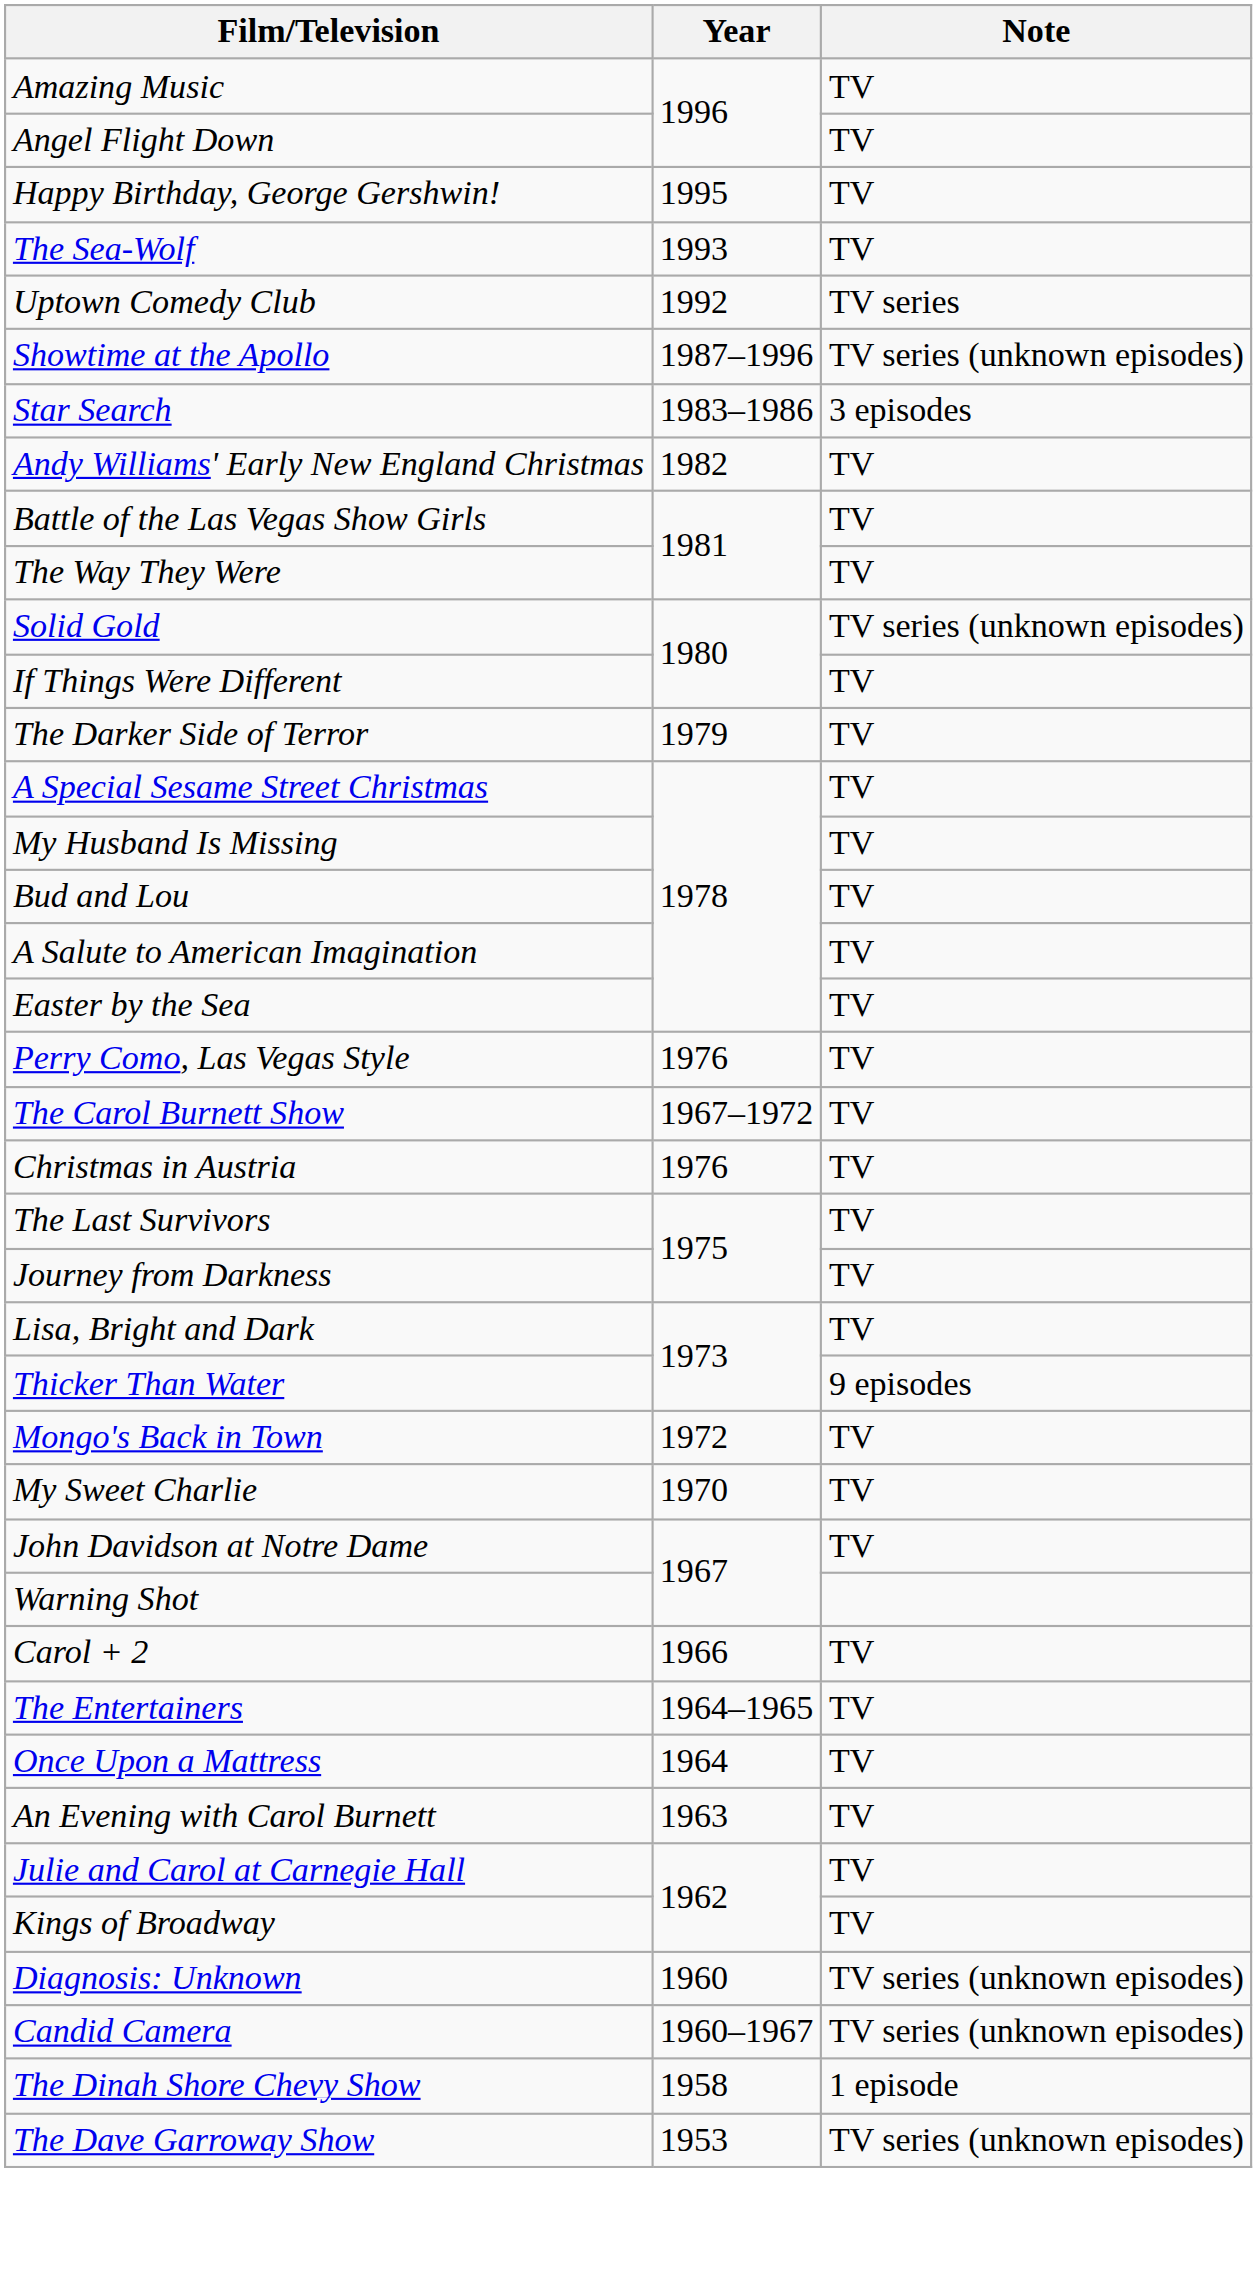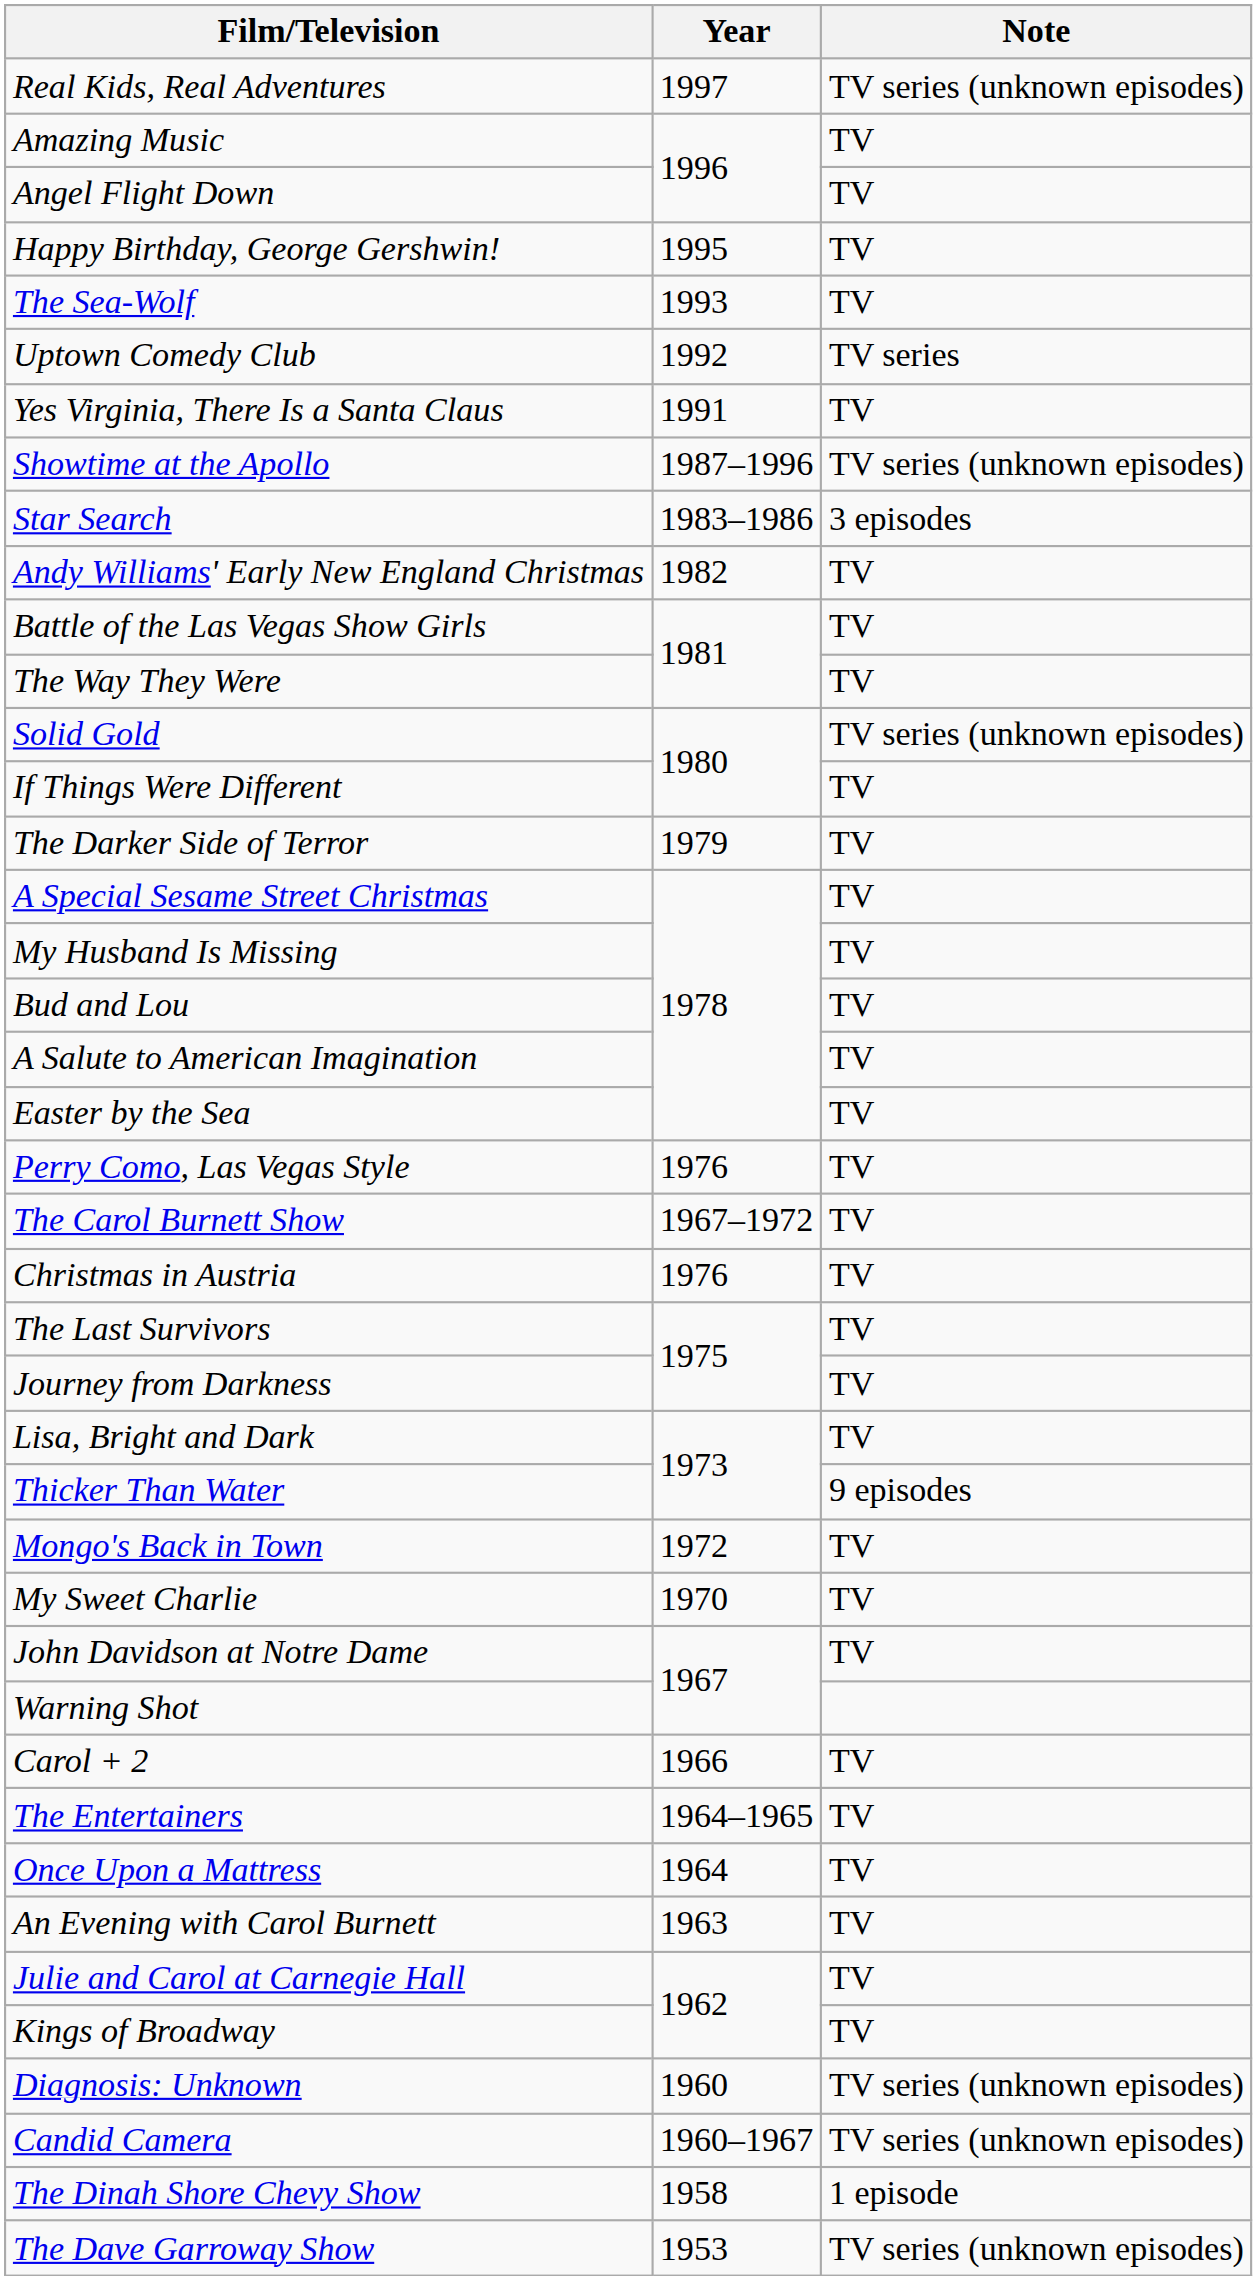+ row: (199, 85)
+ row: (258, 409)
